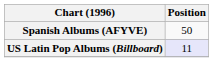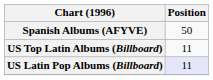+ row: (85, 48)
